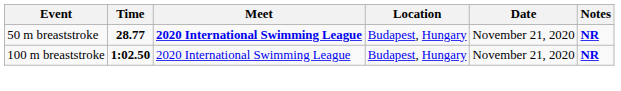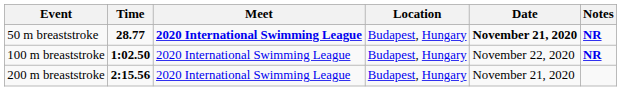(524, 34) normal -> (525, 34) bold
(524, 55) November 21, 2020 -> (524, 55) November 22, 2020
+ row: (56, 75)
